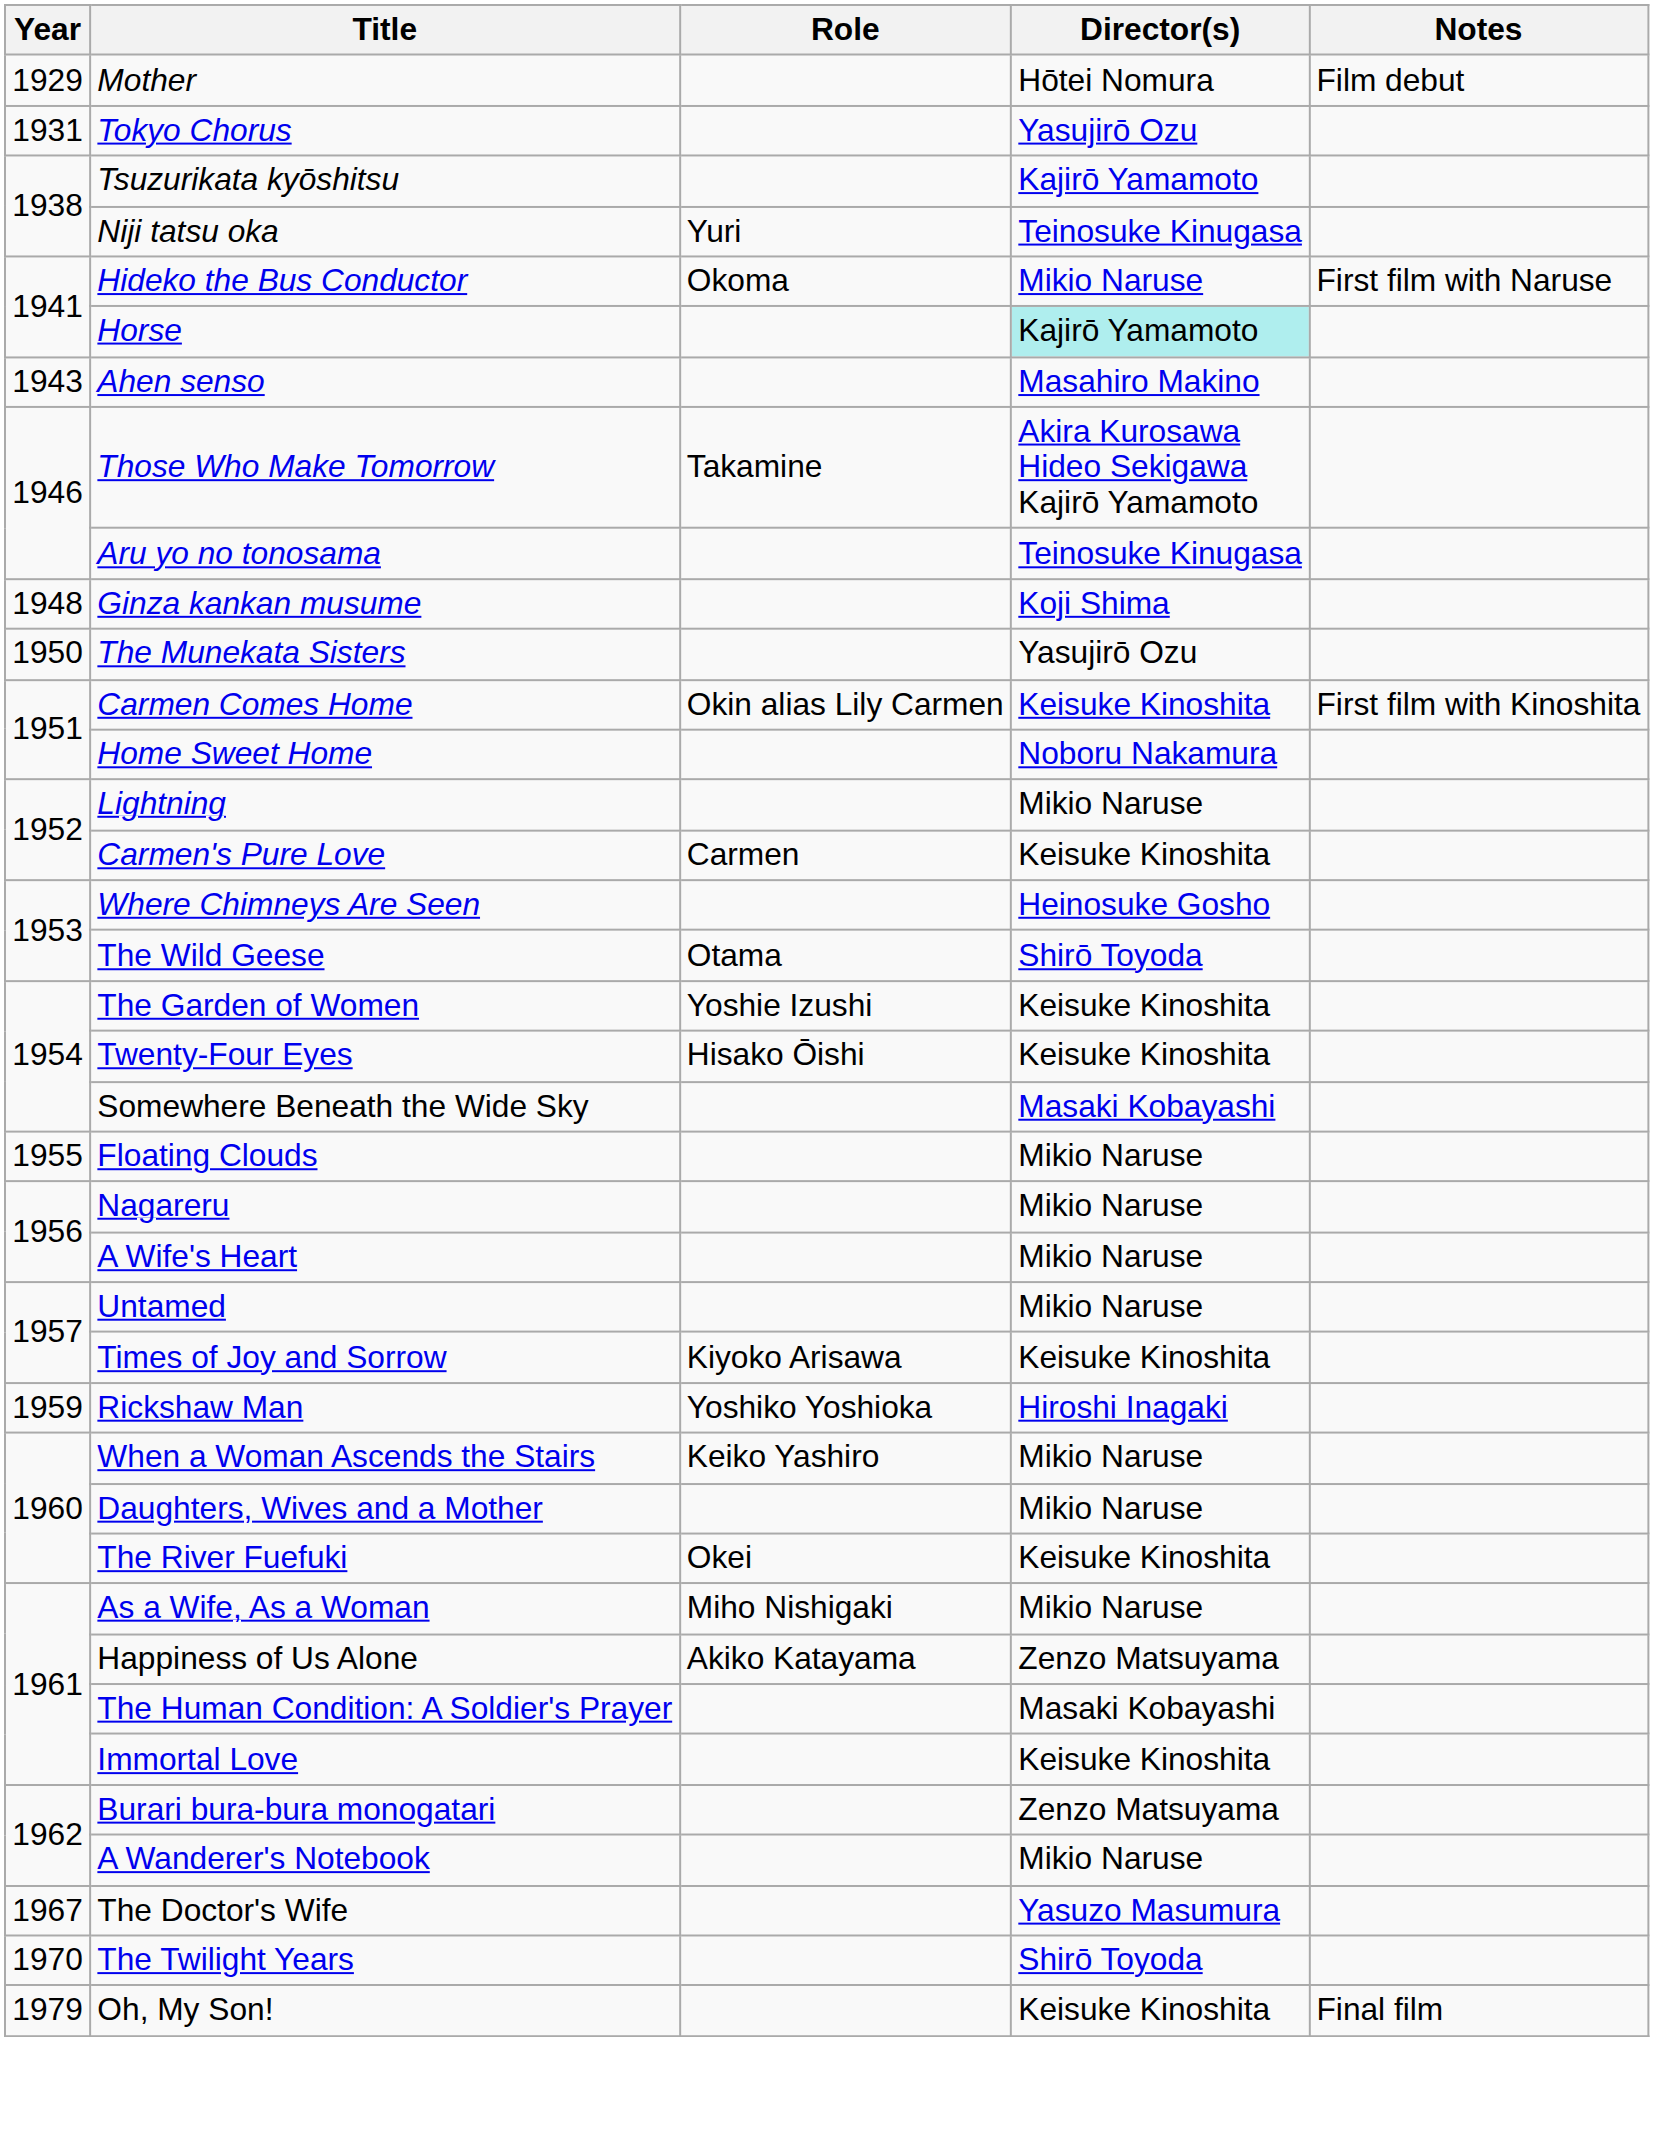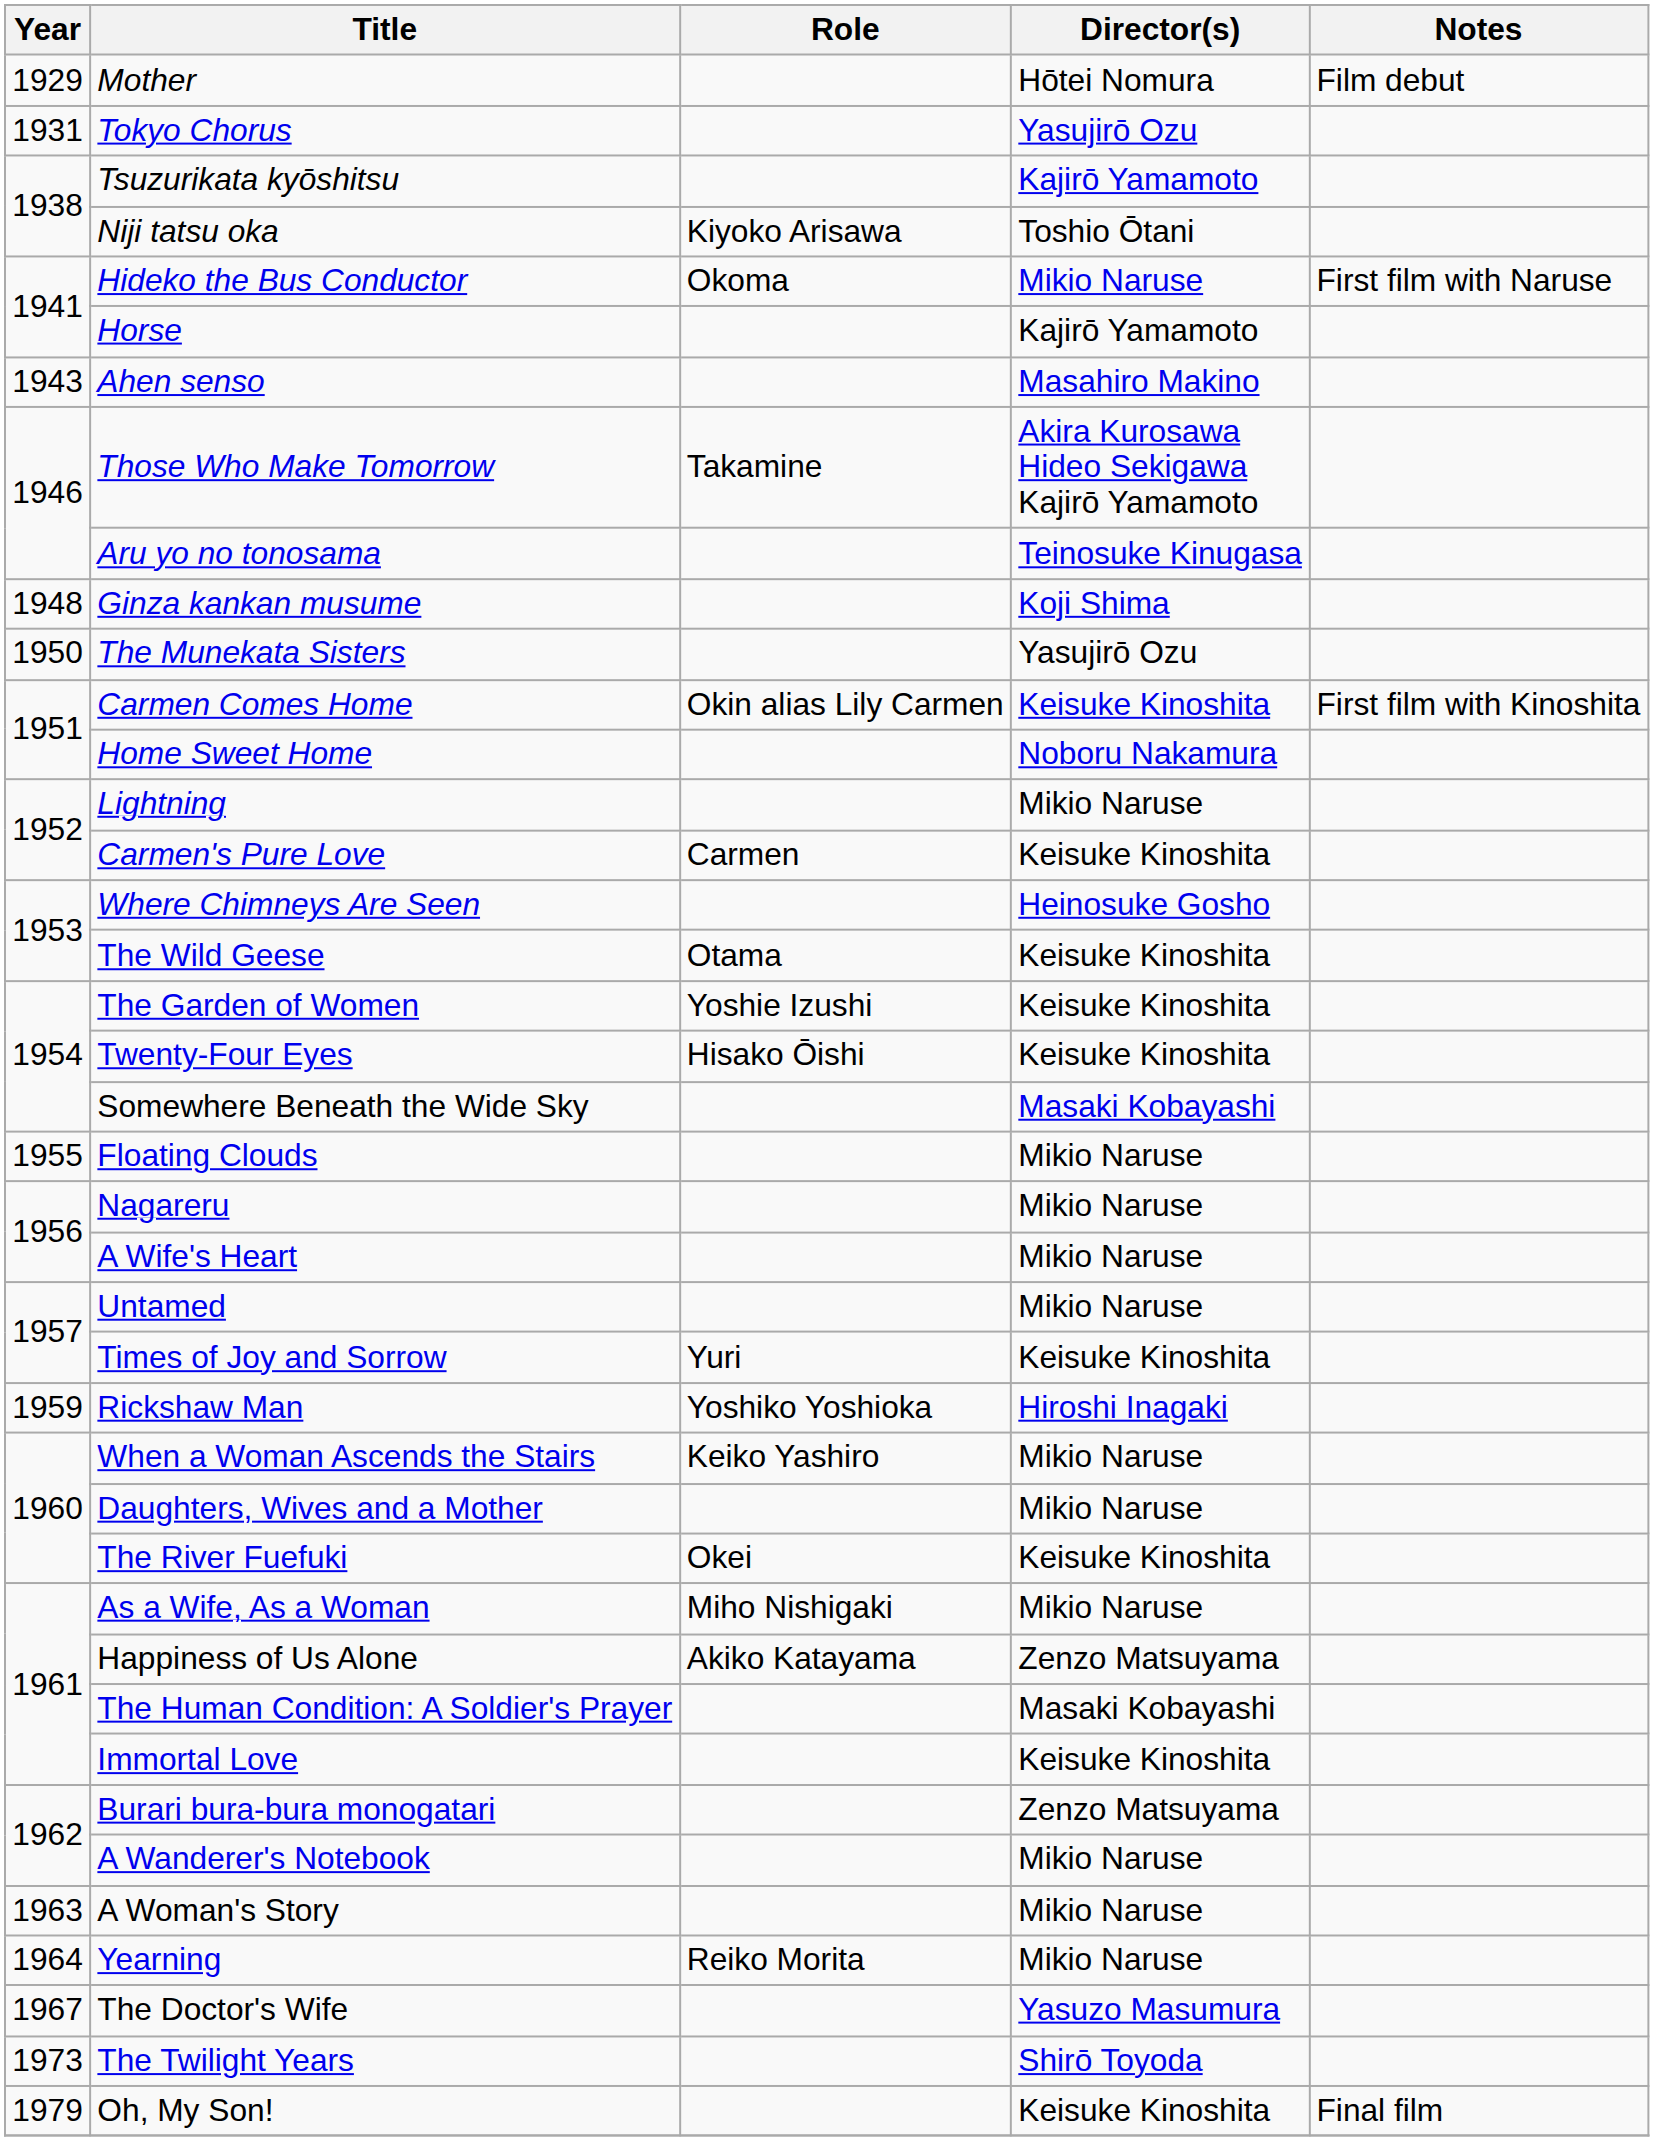(714, 230) Yuri -> (794, 230) Kiyoko Arisawa
(1160, 230) Teinosuke Kinugasa -> (1106, 230) Toshio Ōtani
(1138, 331) paleturquoise background -> (1138, 331) no background
(1110, 955) Shirō Toyoda -> (1144, 955) Keisuke Kinoshita
(794, 1356) Kiyoko Arisawa -> (714, 1356) Yuri
+ row: (218, 1909)
+ row: (159, 1959)
(48, 1959) 1970 -> (48, 2060) 1973
